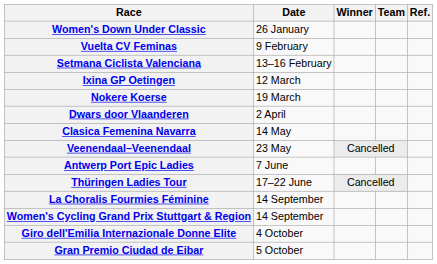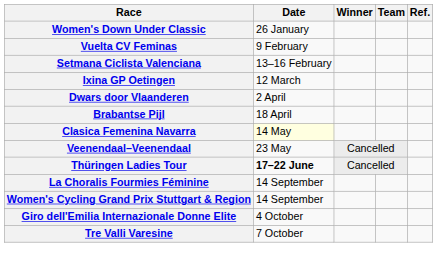- row: (129, 98)
+ row: (129, 115)
(273, 132) no background -> (273, 132) lightyellow background
- row: (129, 166)
(284, 183) normal -> (285, 166) bold
- row: (129, 251)
+ row: (129, 234)
